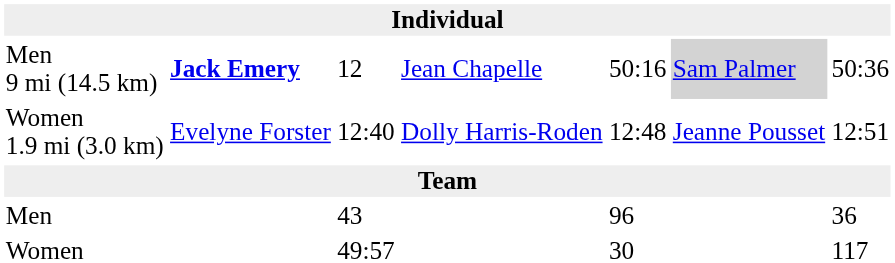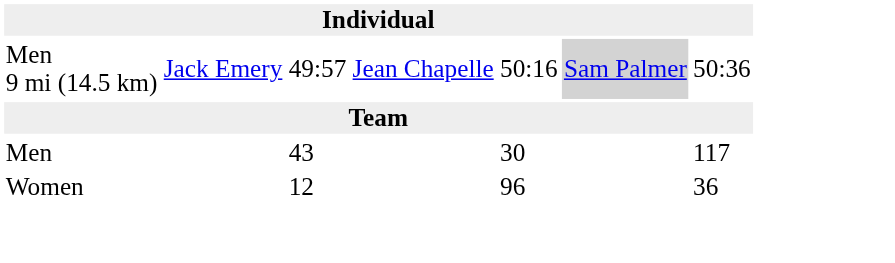(235, 68) bold -> (223, 68) normal
(350, 68) 12 -> (317, 68) 49:57
- row: (85, 131)
(622, 215) 96 -> (513, 152) 30
(844, 215) 36 -> (712, 152) 117
(366, 250) 49:57 -> (301, 187) 12
(622, 250) 30 -> (513, 187) 96
(850, 250) 117 -> (706, 187) 36
